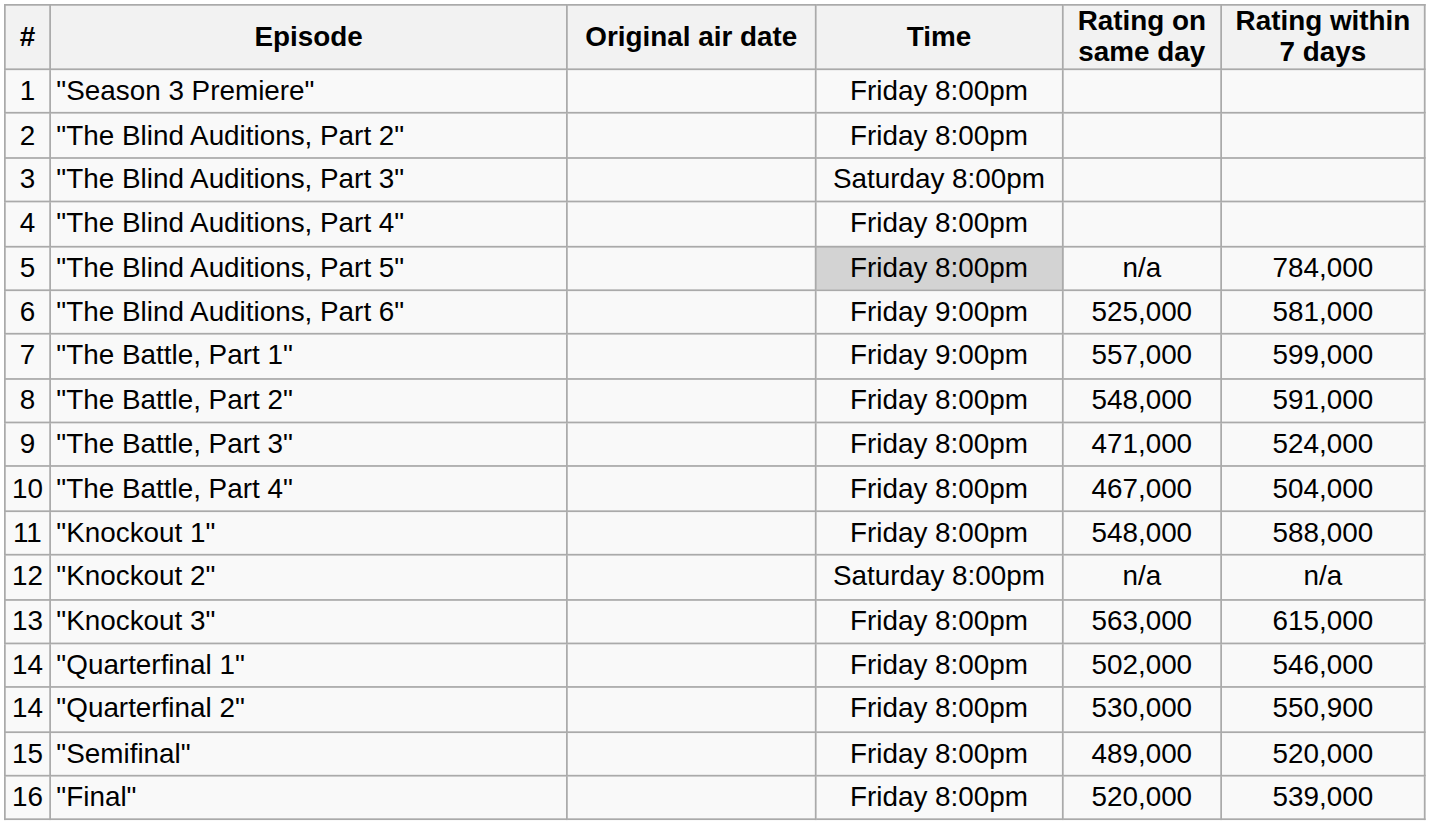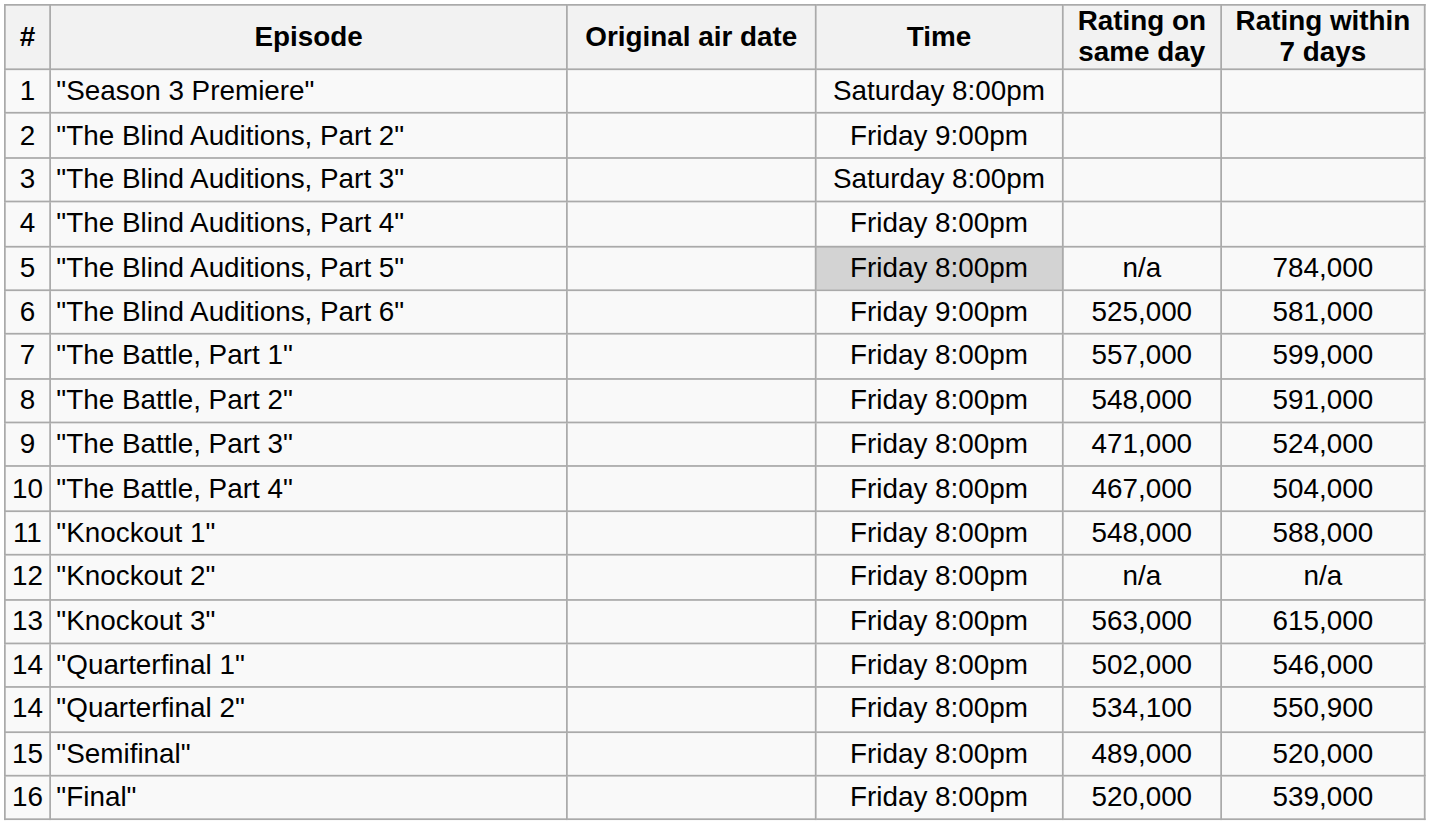(939, 90) Friday 8:00pm -> (939, 90) Saturday 8:00pm
(939, 135) Friday 8:00pm -> (939, 135) Friday 9:00pm
(939, 355) Friday 9:00pm -> (939, 355) Friday 8:00pm
(939, 576) Saturday 8:00pm -> (939, 576) Friday 8:00pm
(1142, 709) 530,000 -> (1142, 709) 534,100
